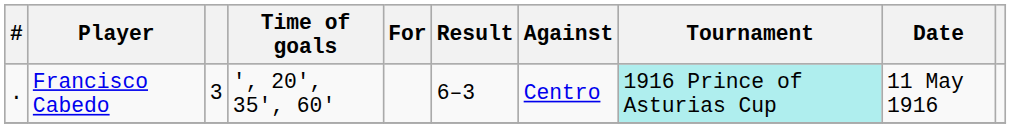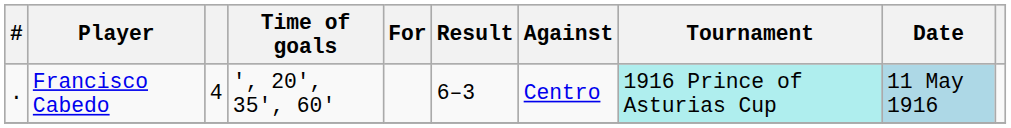(216, 94) 3 -> (216, 94) 4
(925, 94) no background -> (925, 94) lightblue background
